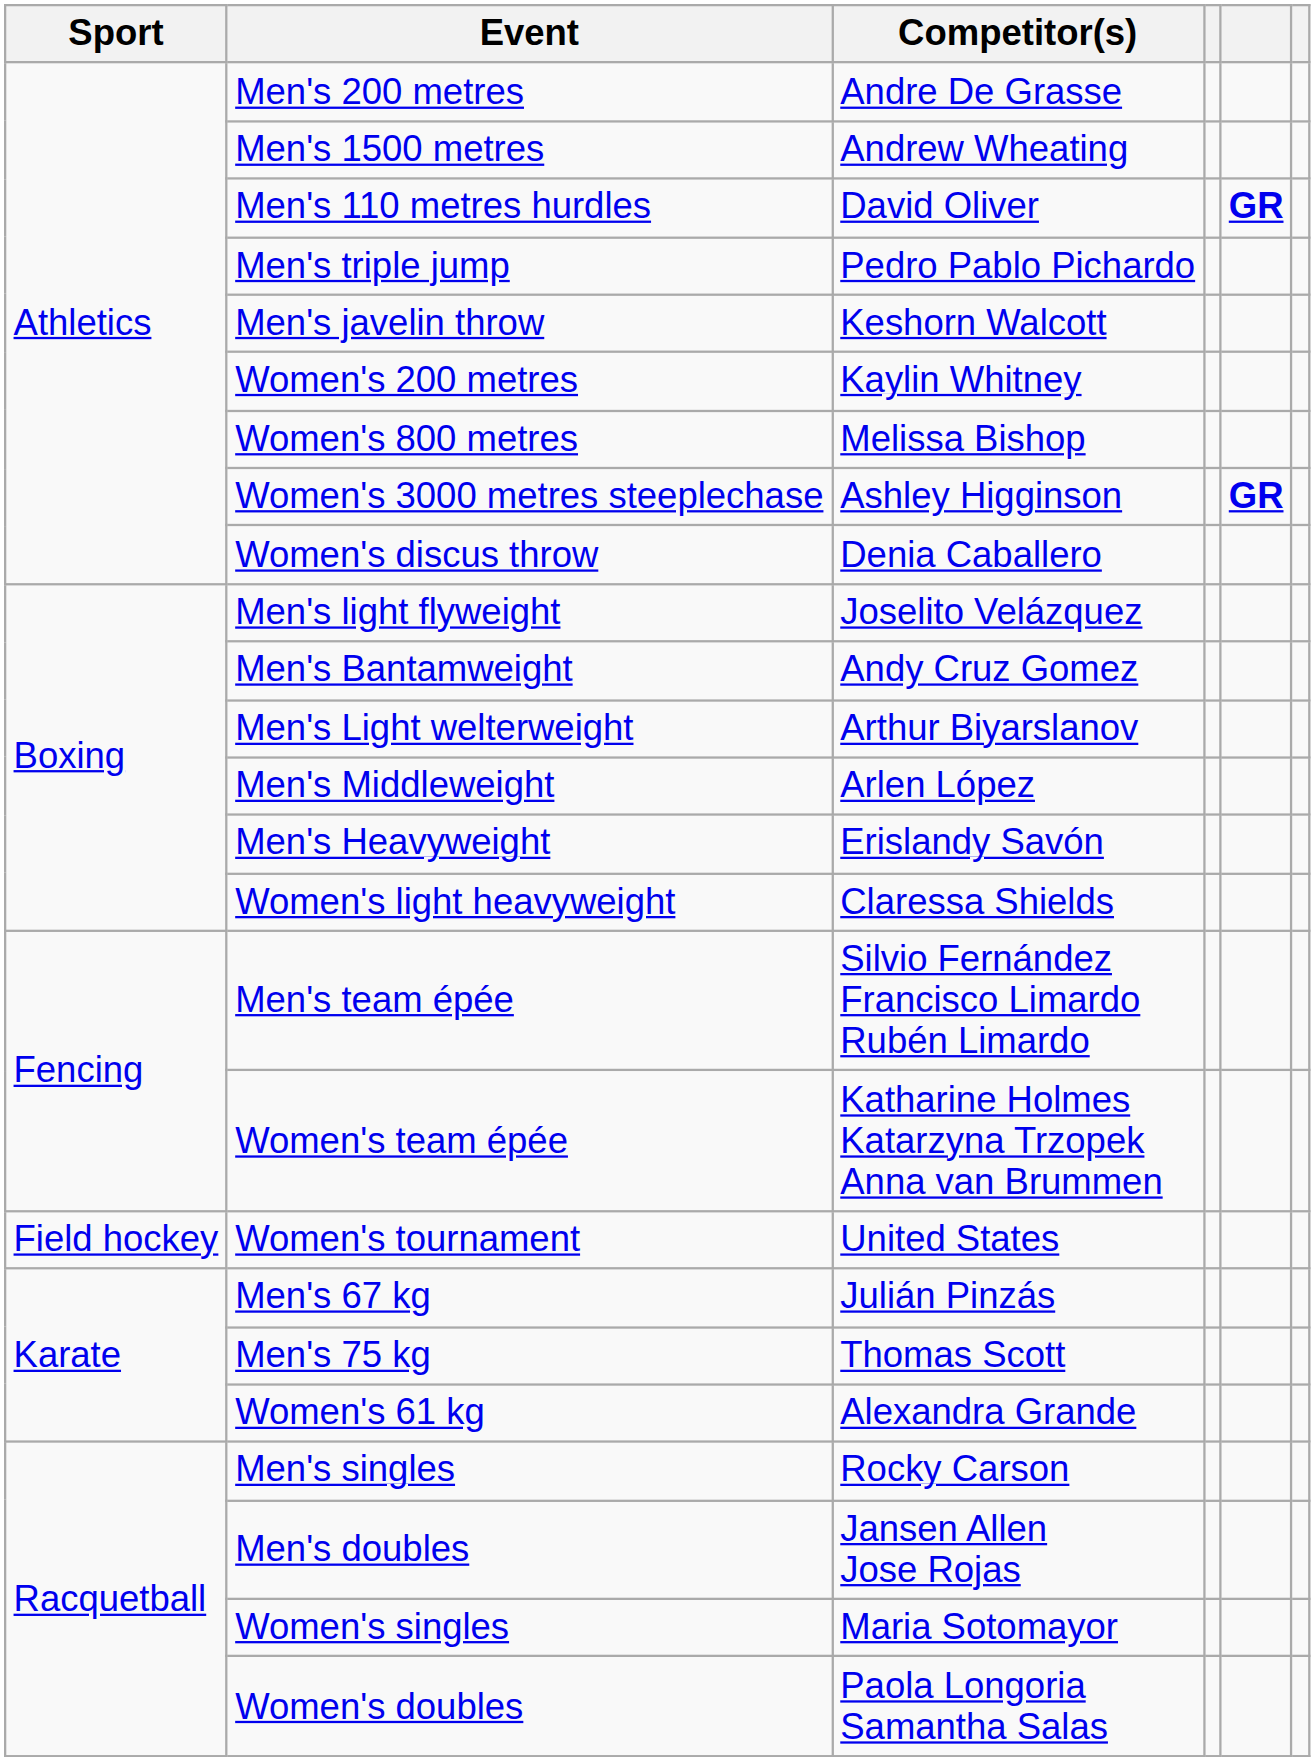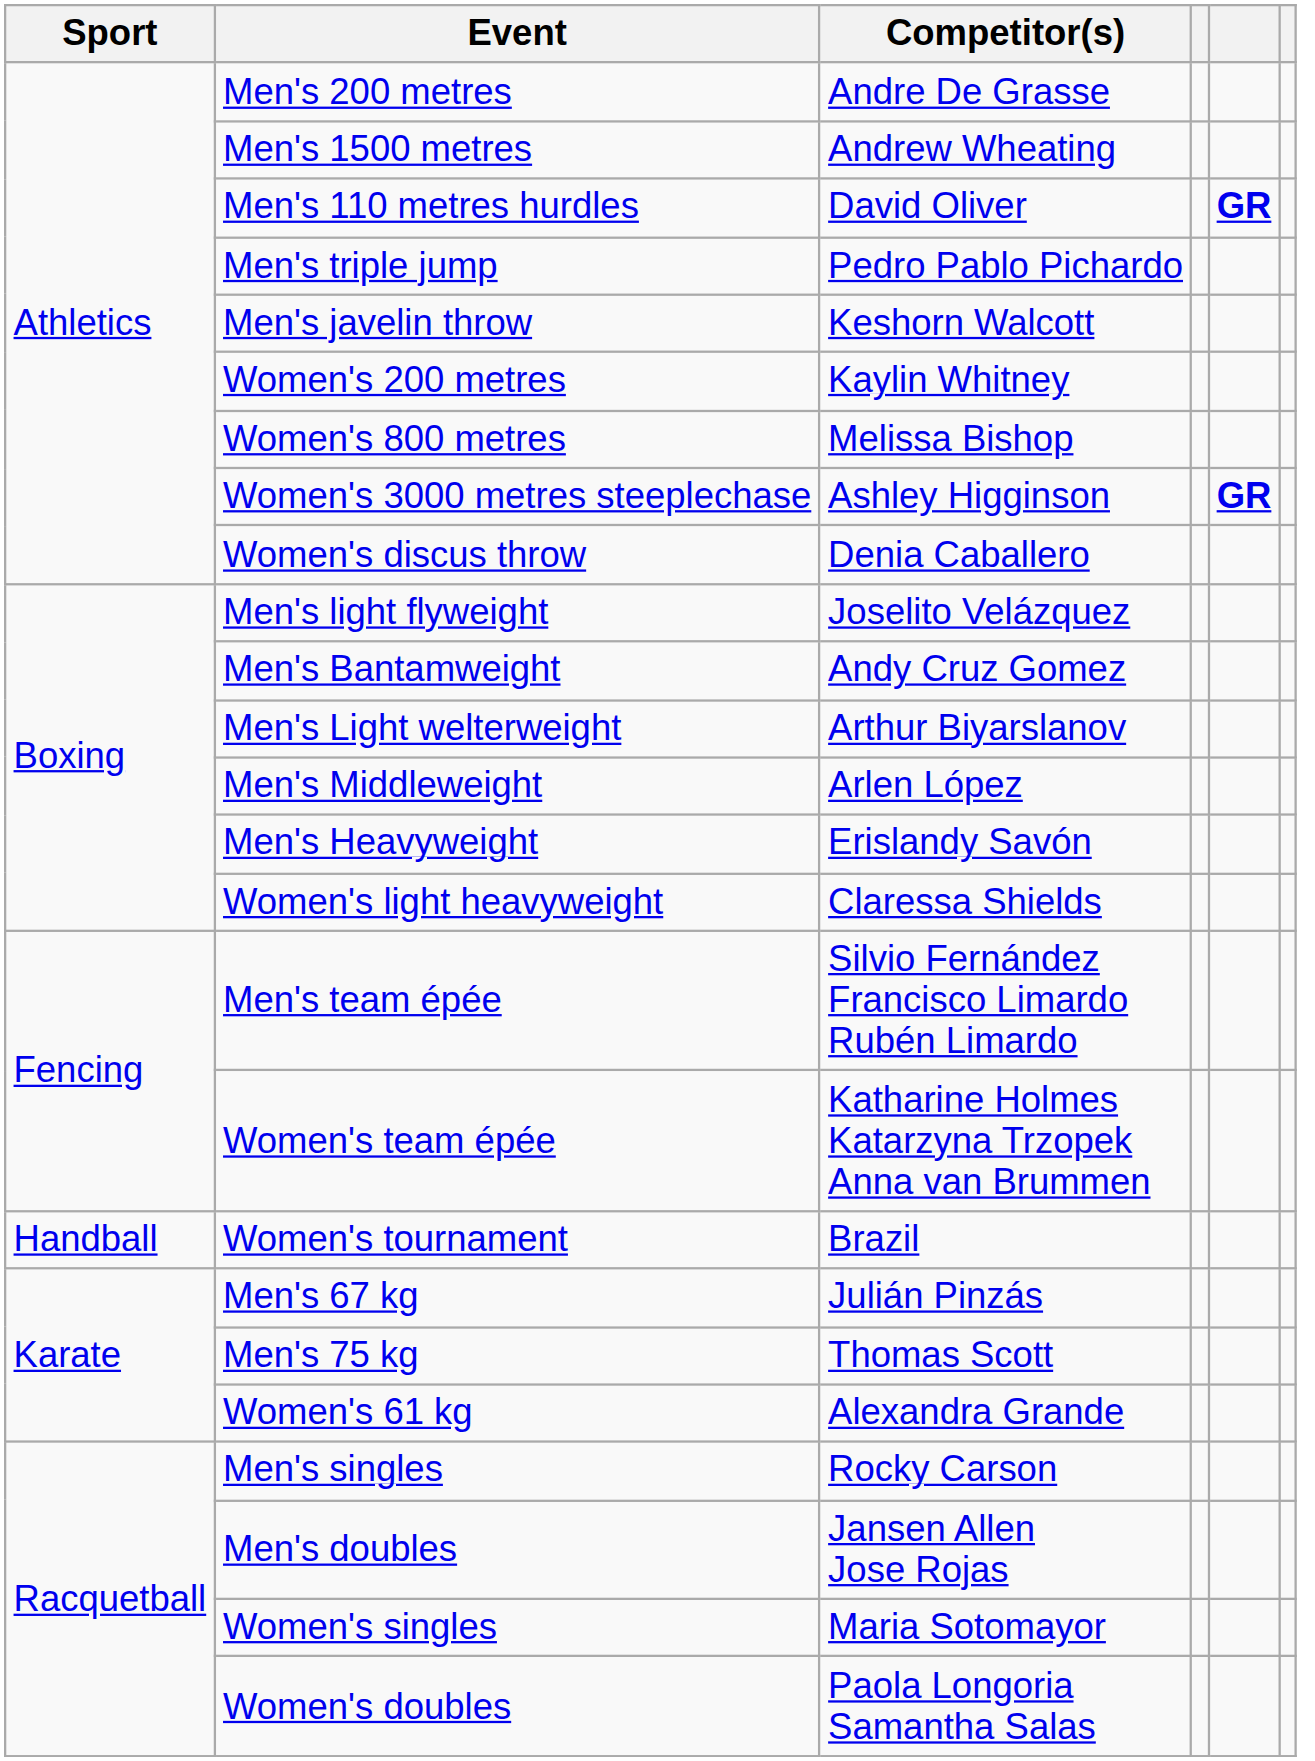- row: (950, 1238)
+ row: (874, 1238)
